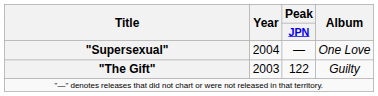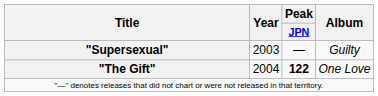(266, 50) 2004 -> (266, 50) 2003
(344, 50) One Love -> (344, 50) Guilty
(266, 69) 2003 -> (266, 69) 2004
(299, 69) normal -> (299, 69) bold
(344, 69) Guilty -> (344, 69) One Love
